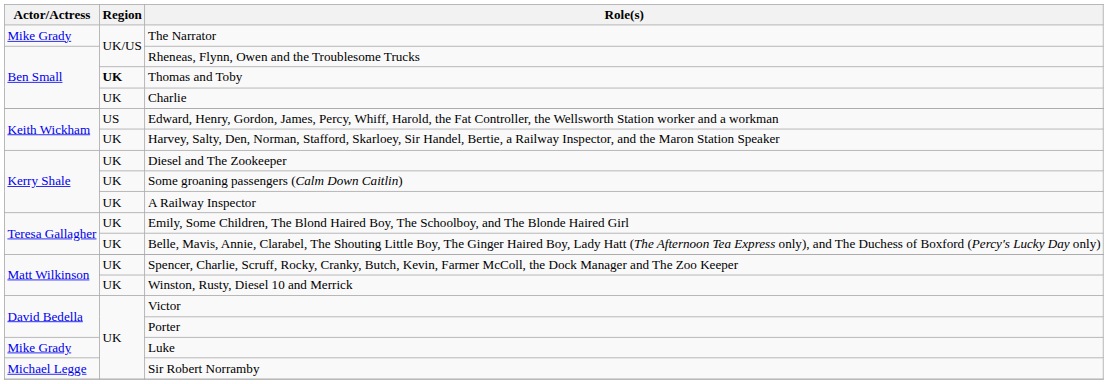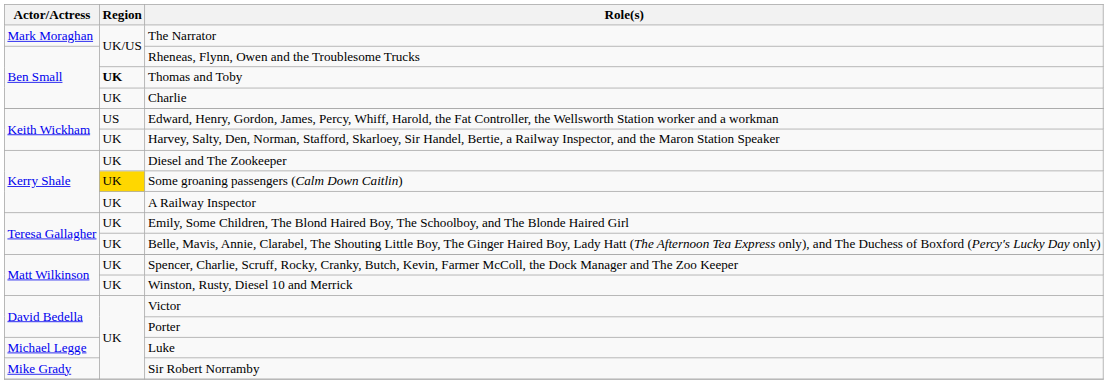(39, 35) Mike Grady -> (50, 35) Mark Moraghan
(112, 181) no background -> (112, 181) gold background
(39, 347) Mike Grady -> (47, 347) Michael Legge
(47, 368) Michael Legge -> (39, 368) Mike Grady
